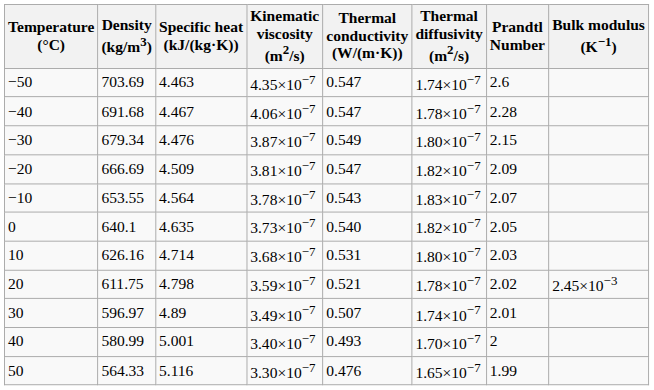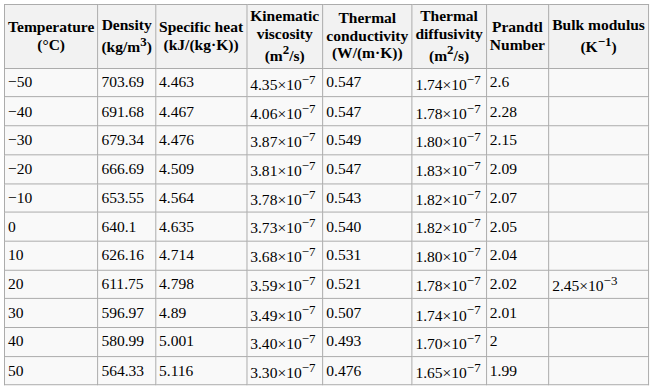(448, 169) 1.82×10−7 -> (448, 169) 1.83×10−7
(448, 197) 1.83×10−7 -> (448, 197) 1.82×10−7
(503, 255) 2.03 -> (503, 255) 2.04
